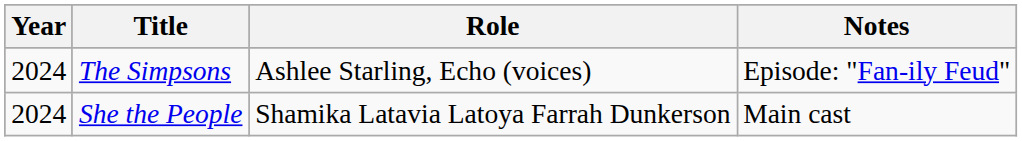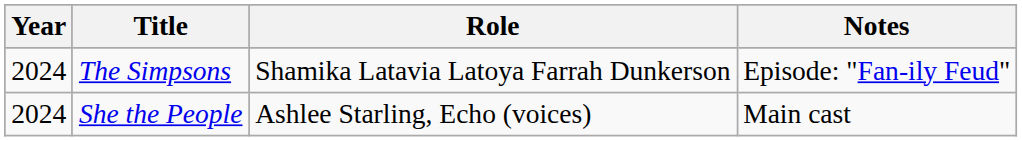(423, 69) Ashlee Starling, Echo (voices) -> (493, 69) Shamika Latavia Latoya Farrah Dunkerson
(493, 113) Shamika Latavia Latoya Farrah Dunkerson -> (423, 113) Ashlee Starling, Echo (voices)
